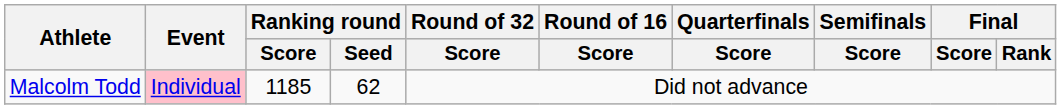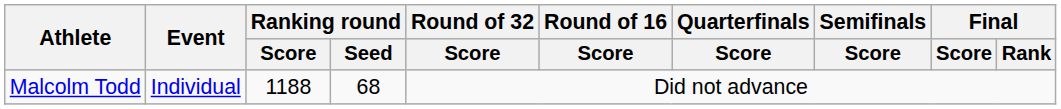(196, 87) pink background -> (196, 87) no background
(288, 87) 1185 -> (288, 87) 1188
(368, 87) 62 -> (368, 87) 68
